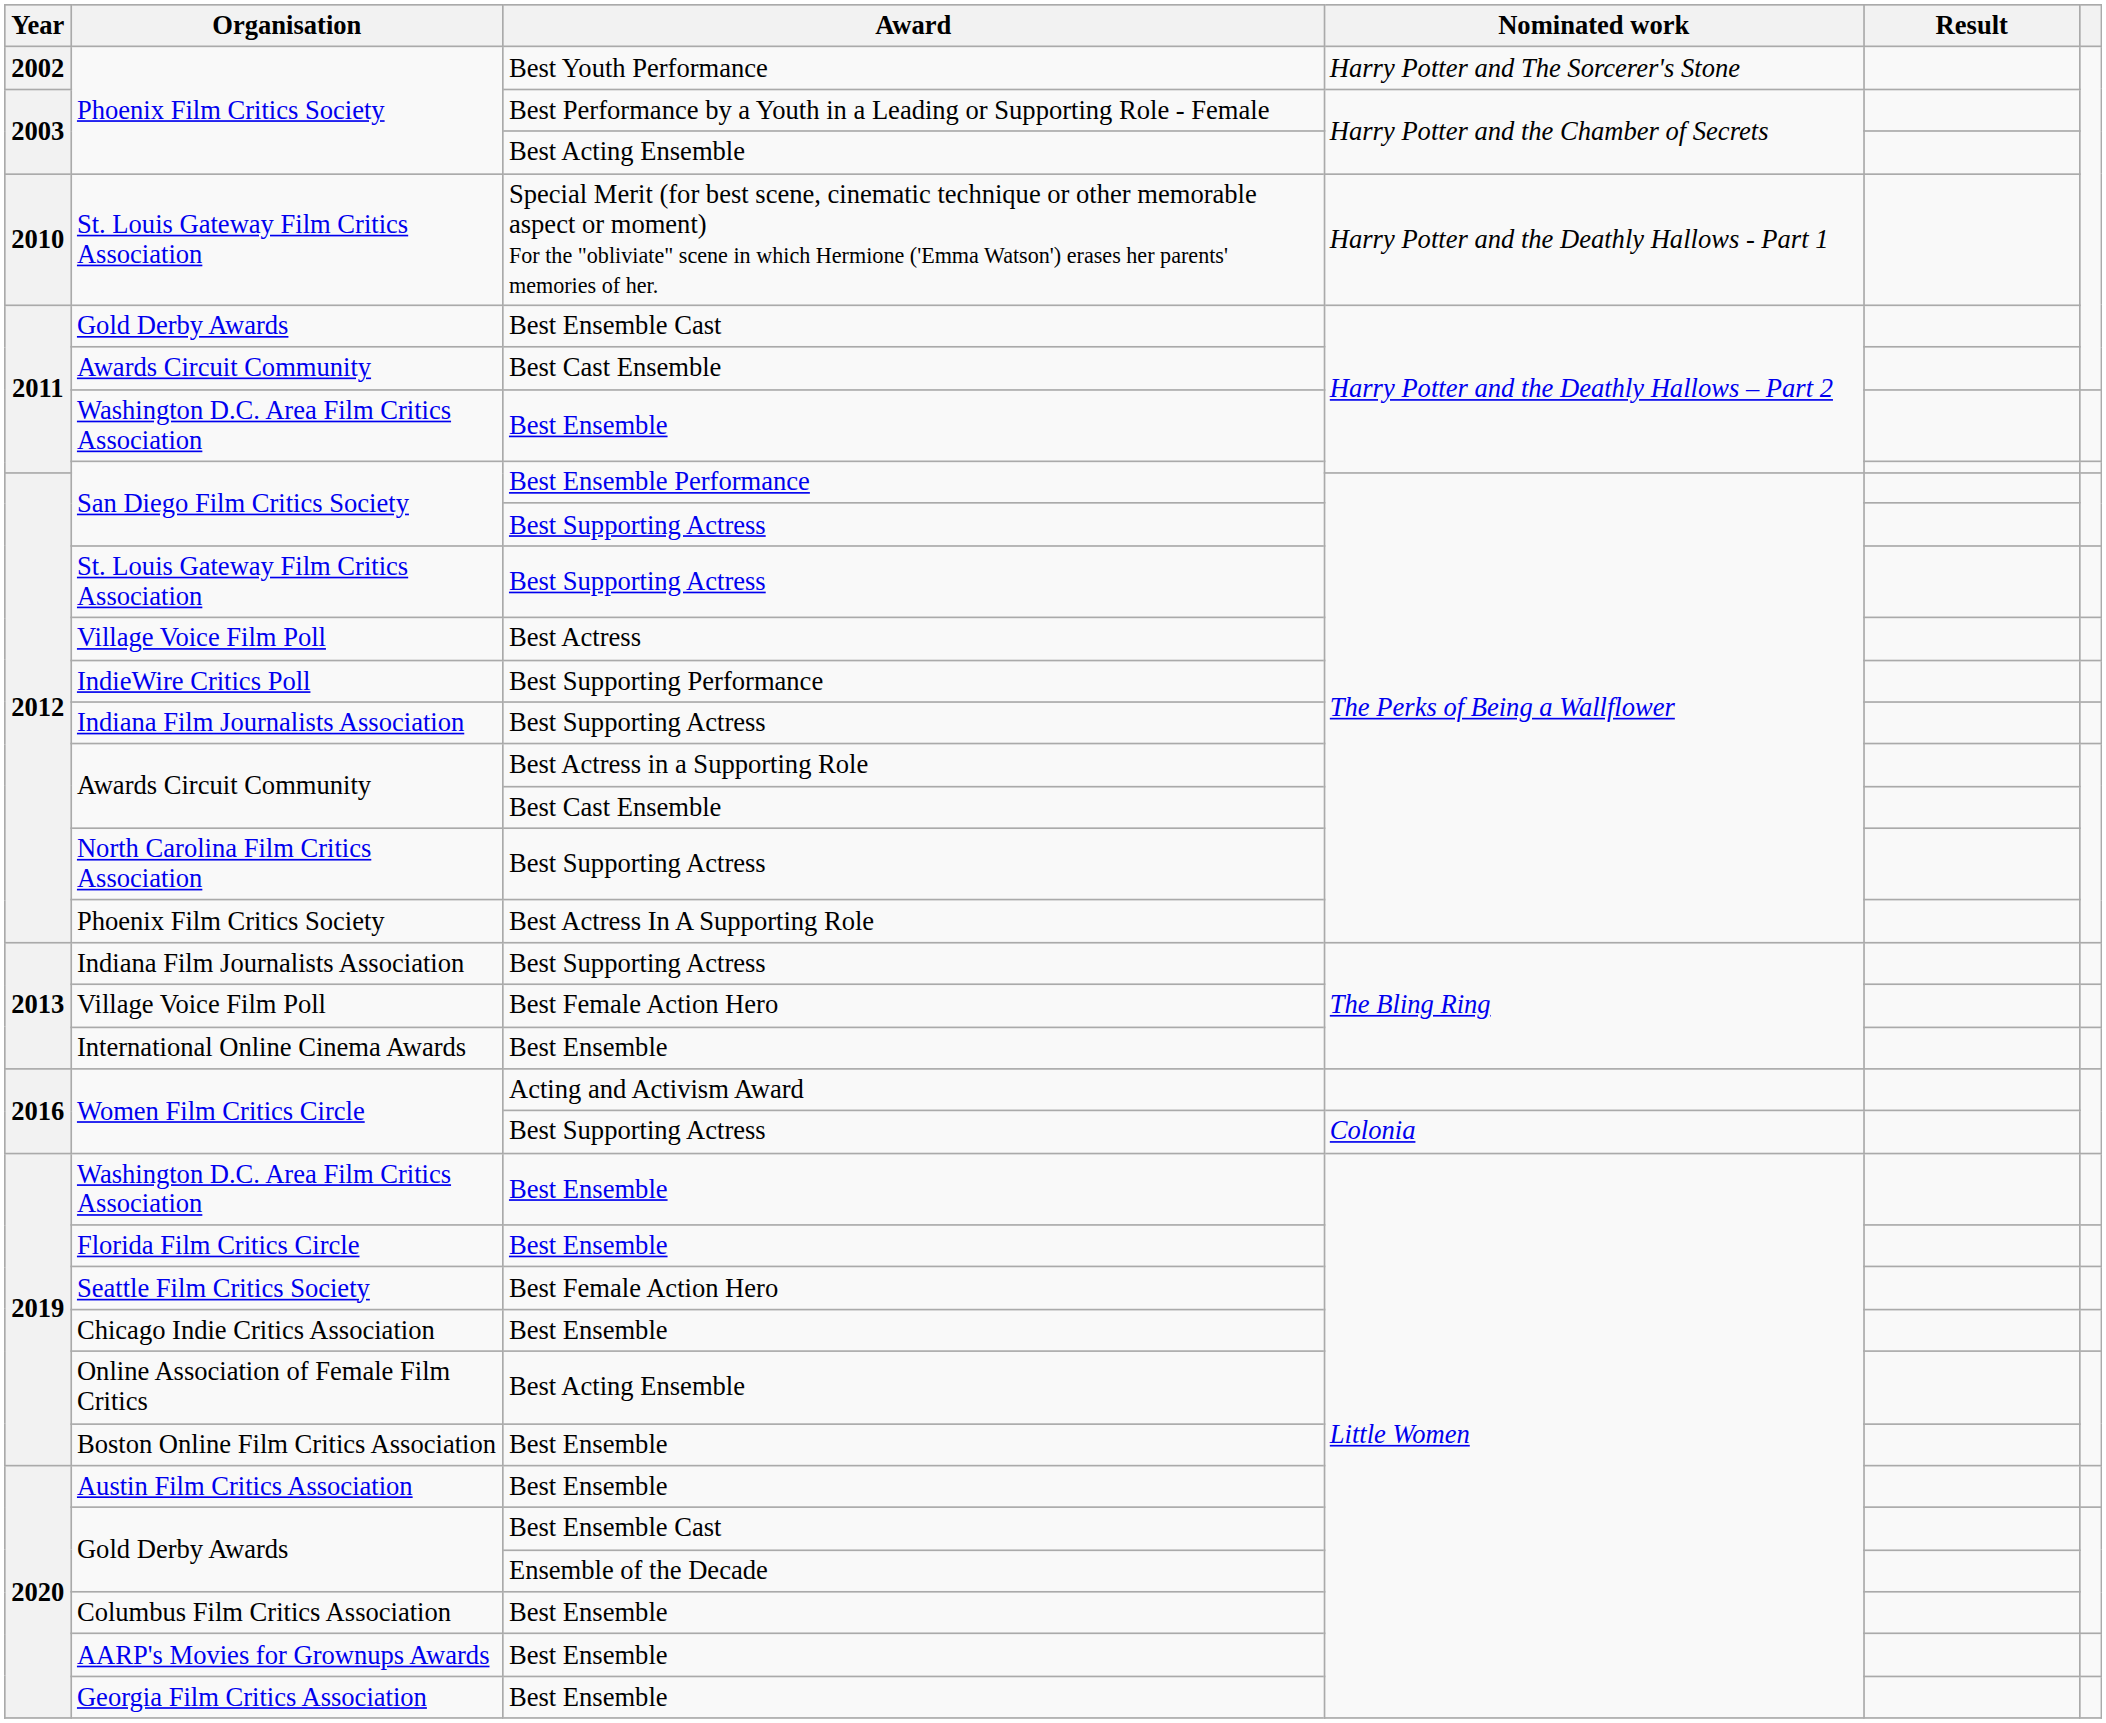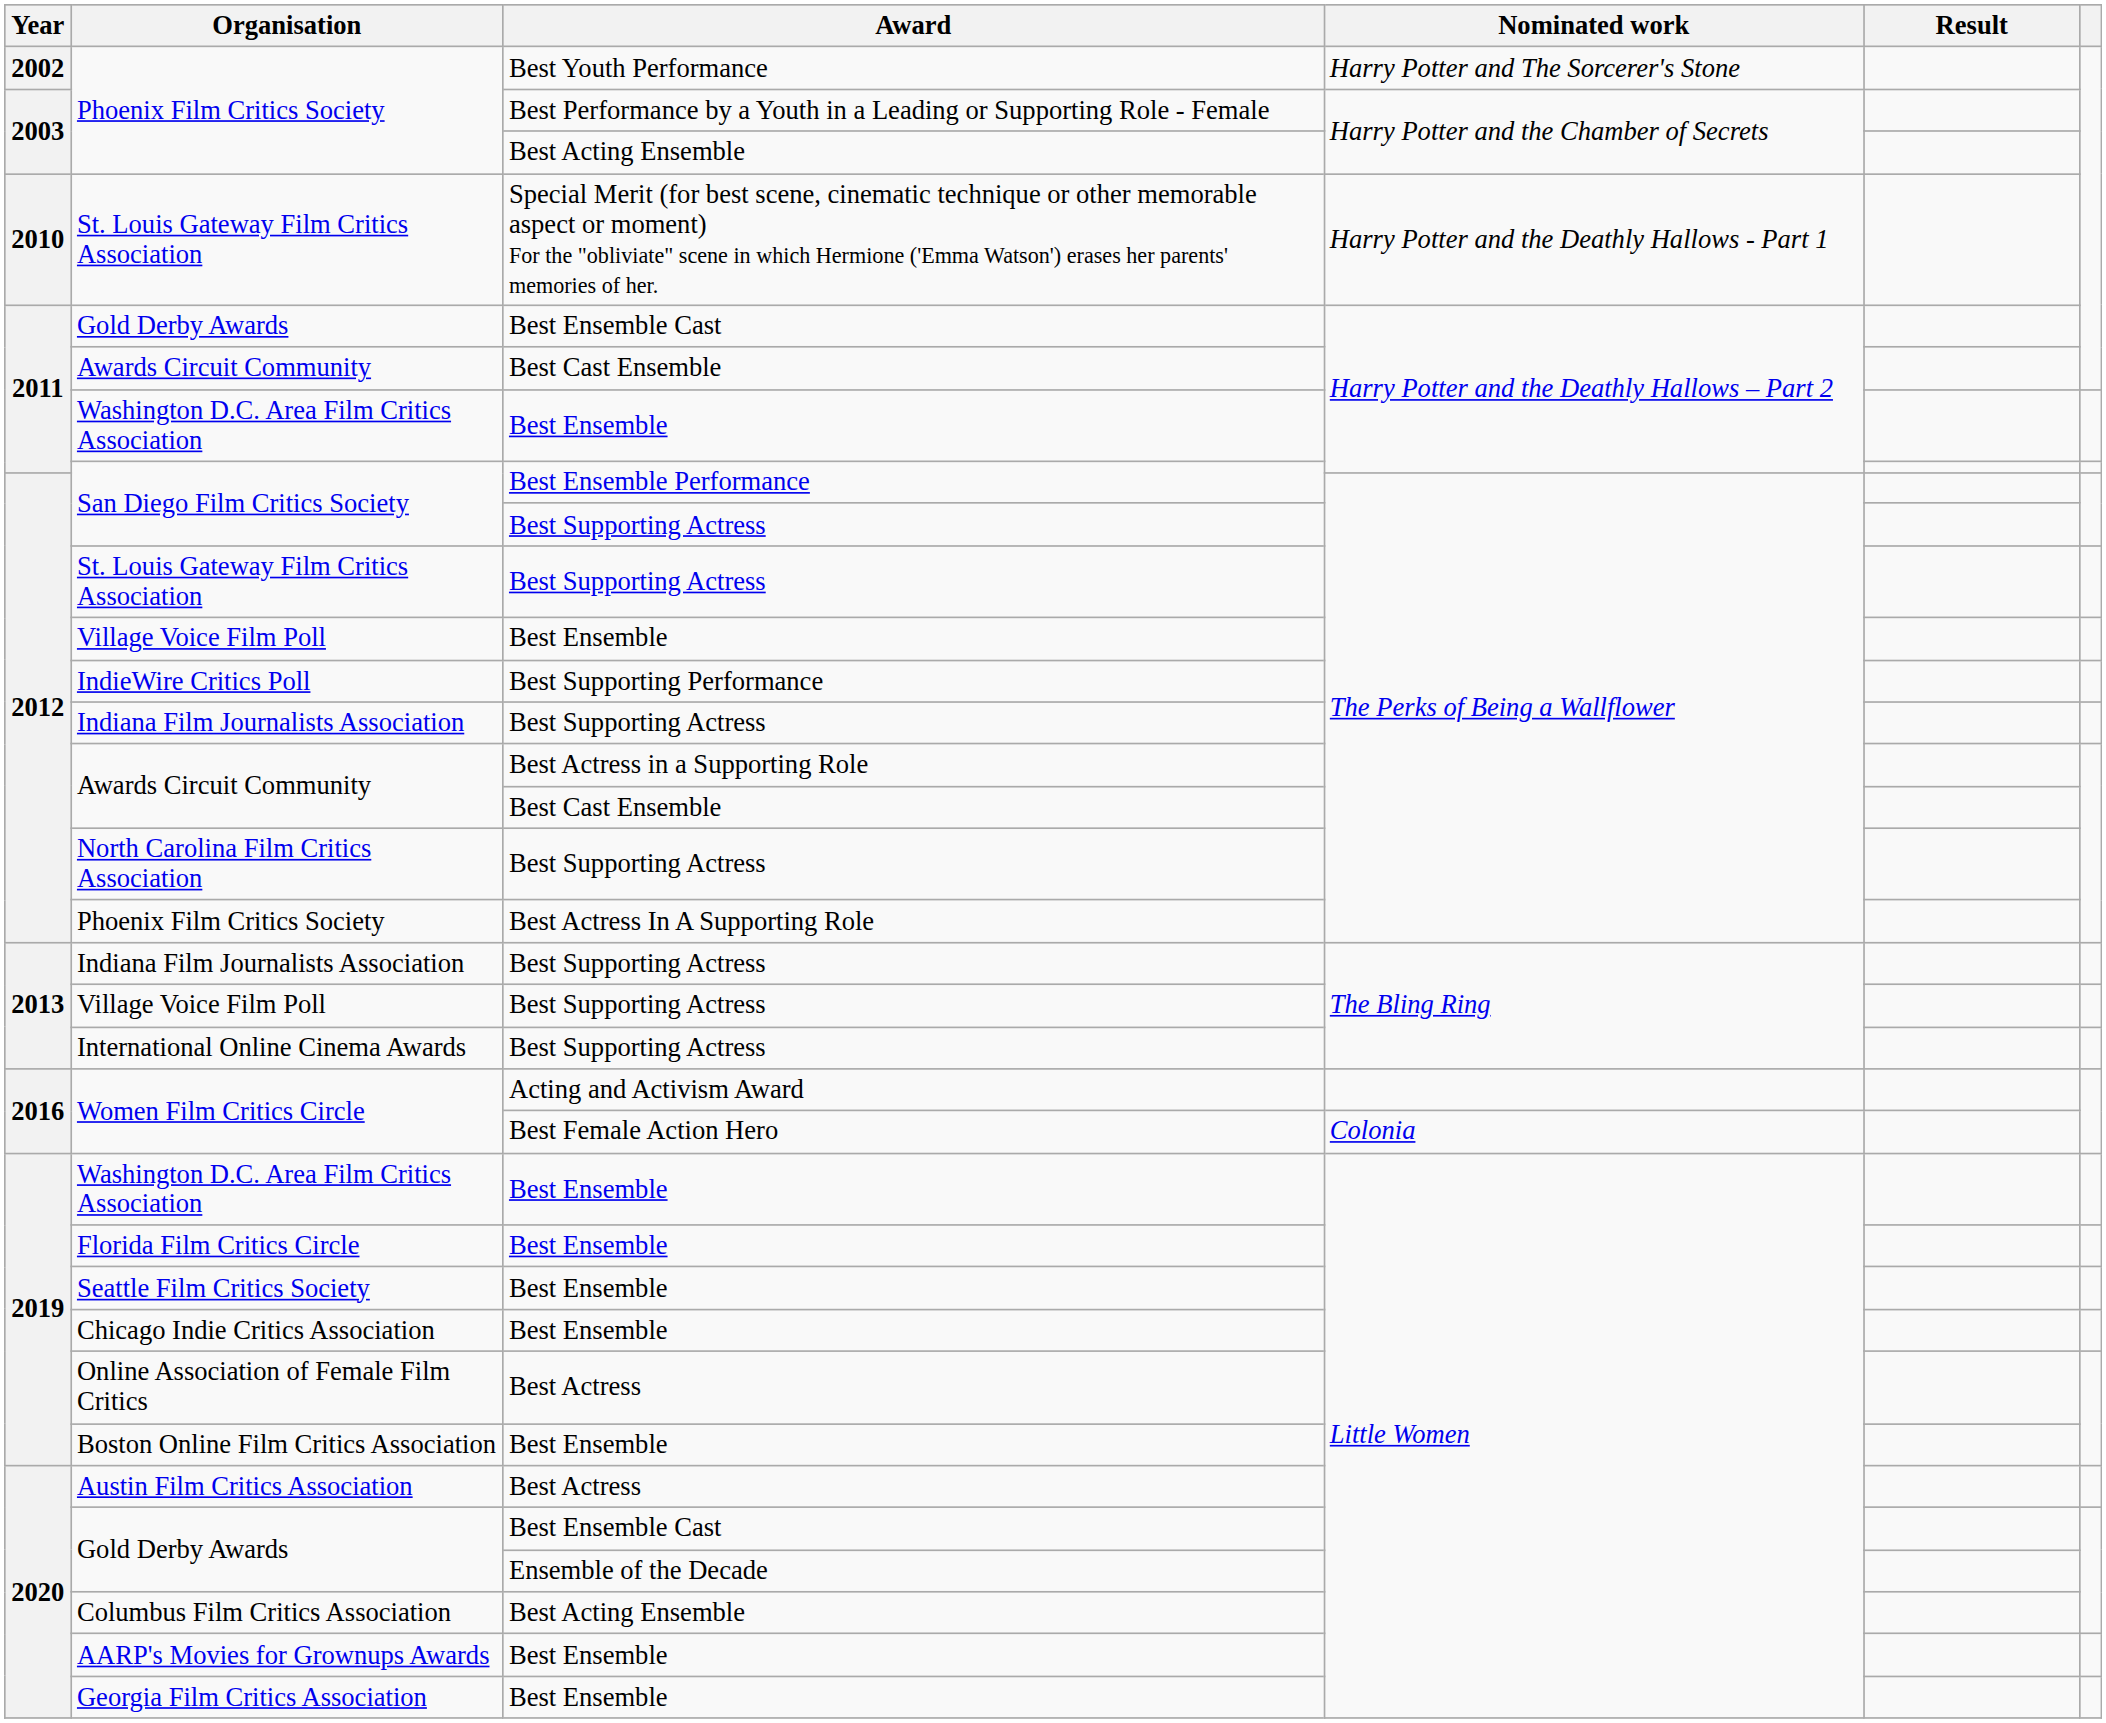(575, 638) Best Actress -> (588, 638) Best Ensemble
(644, 1005) Best Female Action Hero -> (637, 1005) Best Supporting Actress
(588, 1047) Best Ensemble -> (637, 1047) Best Supporting Actress
(637, 1131) Best Supporting Actress -> (644, 1131) Best Female Action Hero
(644, 1287) Best Female Action Hero -> (588, 1287) Best Ensemble
(627, 1386) Best Acting Ensemble -> (575, 1386) Best Actress
(588, 1486) Best Ensemble -> (575, 1486) Best Actress
(588, 1612) Best Ensemble -> (627, 1612) Best Acting Ensemble
